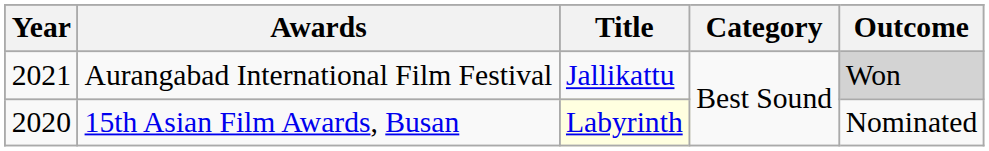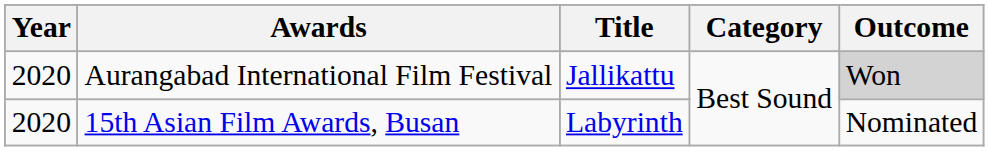(41, 74) 2021 -> (41, 74) 2020
(624, 121) lightyellow background -> (624, 121) no background
